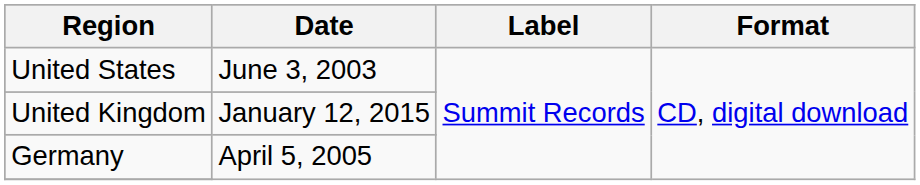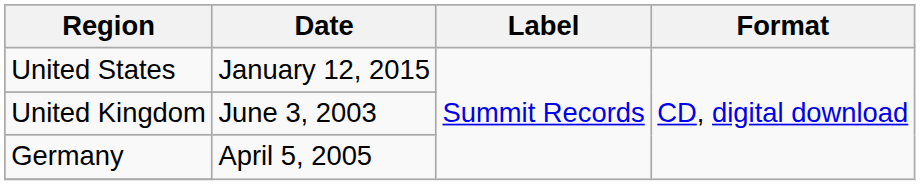(298, 69) June 3, 2003 -> (324, 69) January 12, 2015
(324, 112) January 12, 2015 -> (298, 112) June 3, 2003
